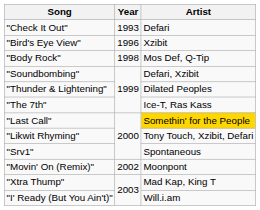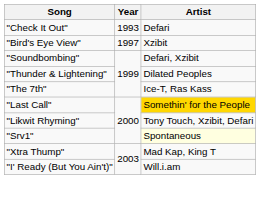(128, 43) 1996 -> (128, 43) 1997
- row: (34, 58)
(172, 151) no background -> (172, 136) lightyellow background
- row: (50, 167)
